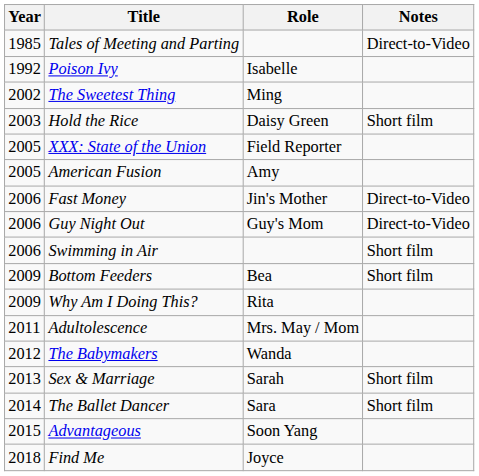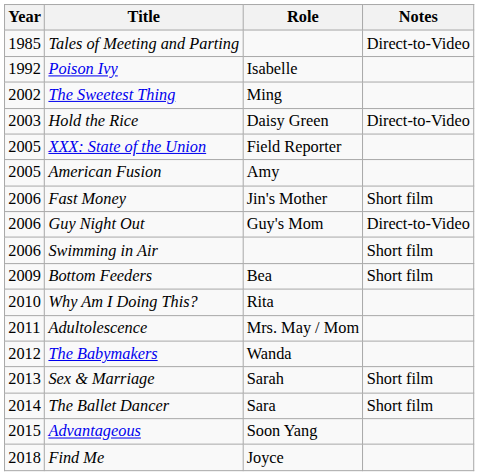(400, 120) Short film -> (418, 120) Direct-to-Video
(418, 198) Direct-to-Video -> (400, 198) Short film
(25, 302) 2009 -> (25, 302) 2010
